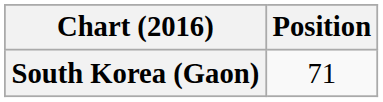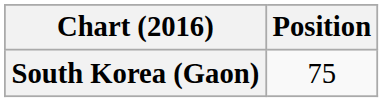(322, 72) 71 -> (322, 72) 75
